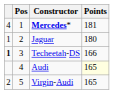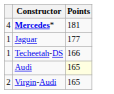- column: (21, 11)
(90, 39) 180 -> (74, 39) 177
(8, 53) bold -> (8, 53) normal
